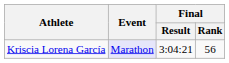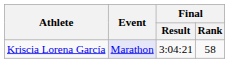(210, 49) 56 -> (210, 49) 58
